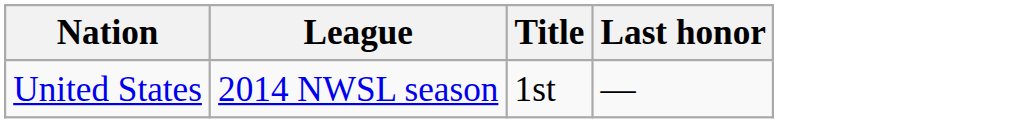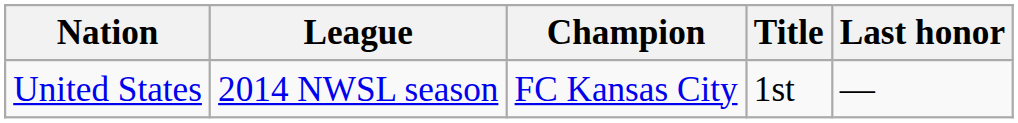+ column: (626, 32)
